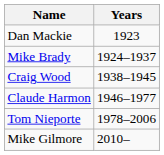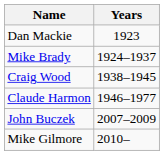- row: (44, 118)
+ row: (41, 118)
